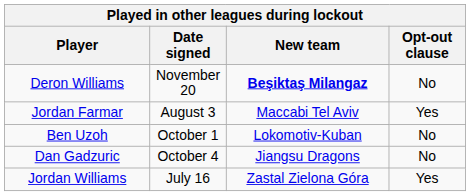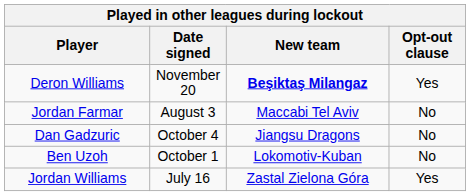(427, 83) No -> (427, 83) Yes
(427, 113) Yes -> (427, 113) No
rows swapped: (77, 135) <-> (77, 157)
